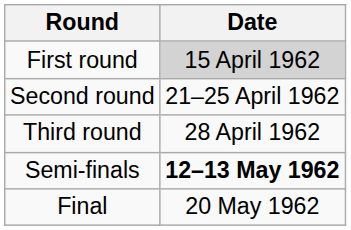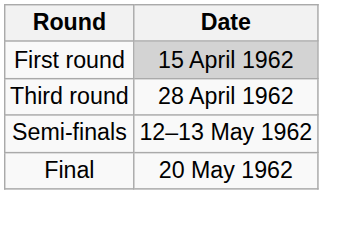- row: (82, 96)
(252, 170) bold -> (226, 133) normal
